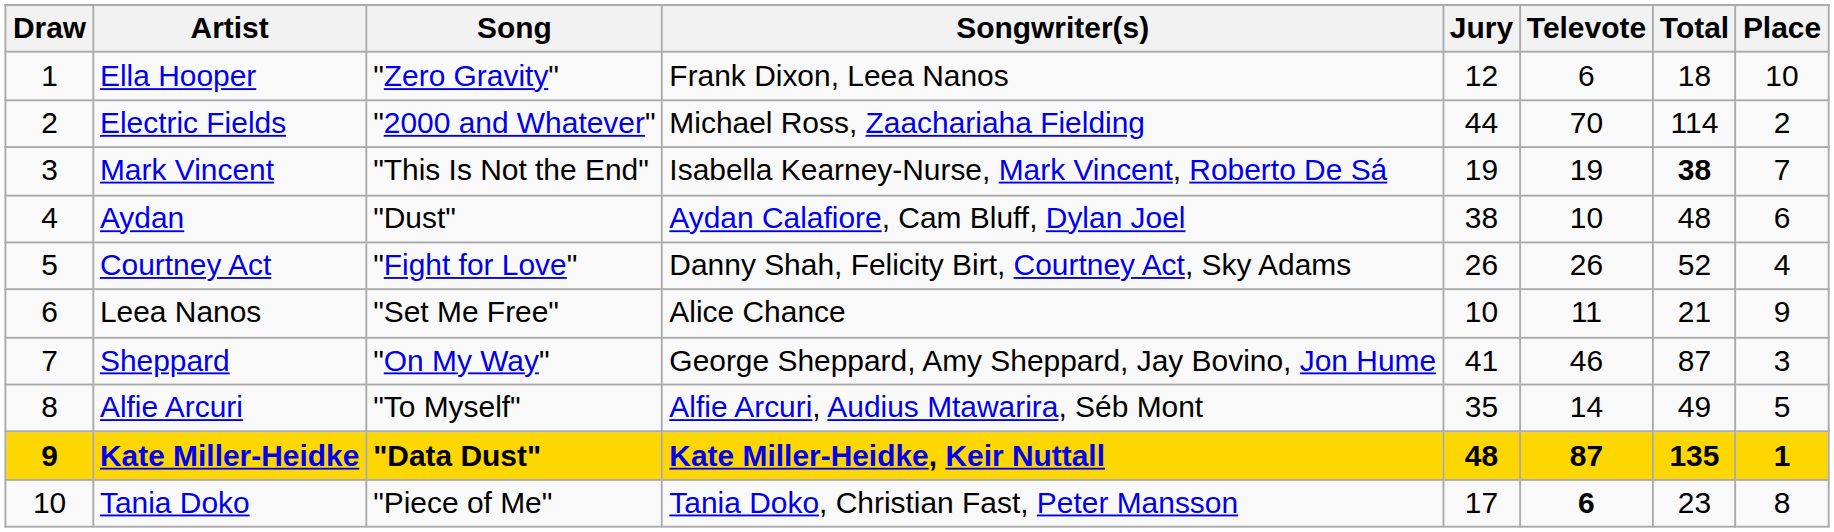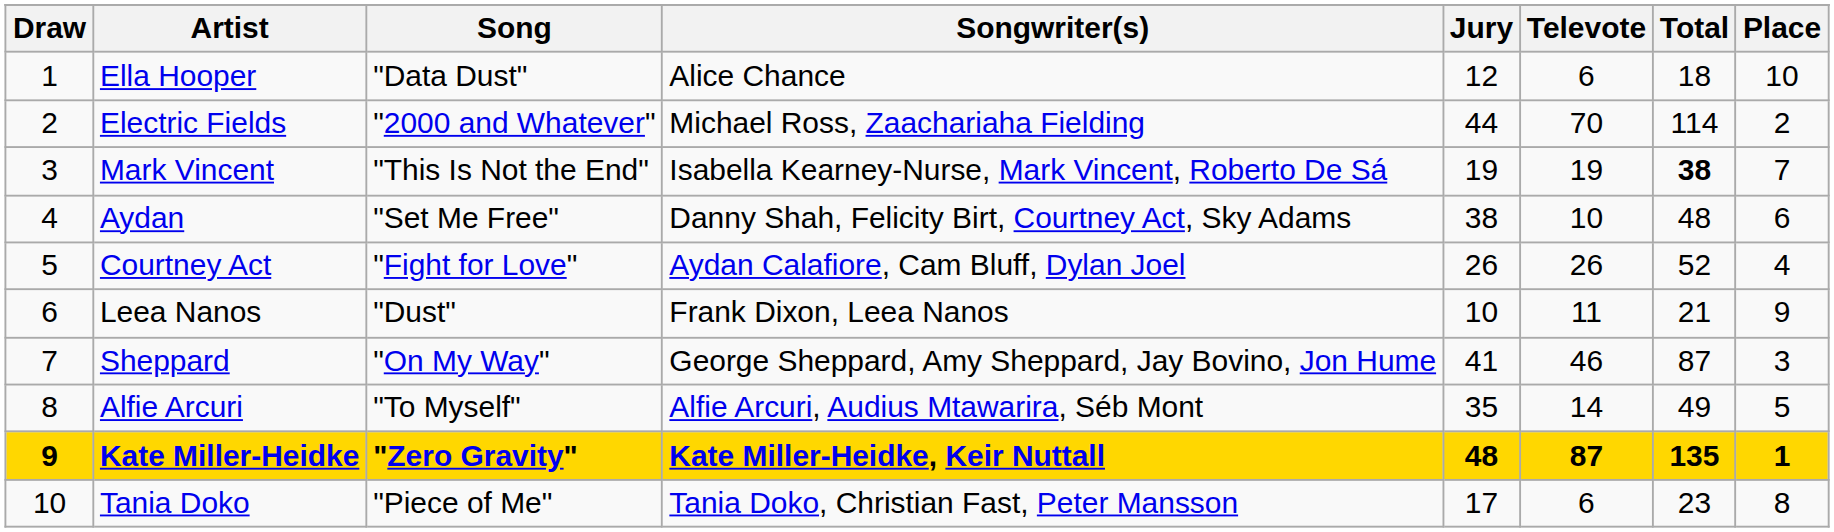(466, 75) "Zero Gravity" -> (450, 75) "Data Dust"
(839, 75) Frank Dixon, Leea Nanos -> (758, 75) Alice Chance
(415, 218) "Dust" -> (466, 218) "Set Me Free"
(927, 218) Aydan Calafiore, Cam Bluff, Dylan Joel -> (1010, 218) Danny Shah, Felicity Birt, Courtney Act, Sky Adams
(1010, 265) Danny Shah, Felicity Birt, Courtney Act, Sky Adams -> (927, 265) Aydan Calafiore, Cam Bluff, Dylan Joel
(466, 312) "Set Me Free" -> (415, 312) "Dust"
(758, 312) Alice Chance -> (839, 312) Frank Dixon, Leea Nanos
(457, 455) "Data Dust" -> (475, 455) "Zero Gravity"
(1586, 502) bold -> (1586, 502) normal
